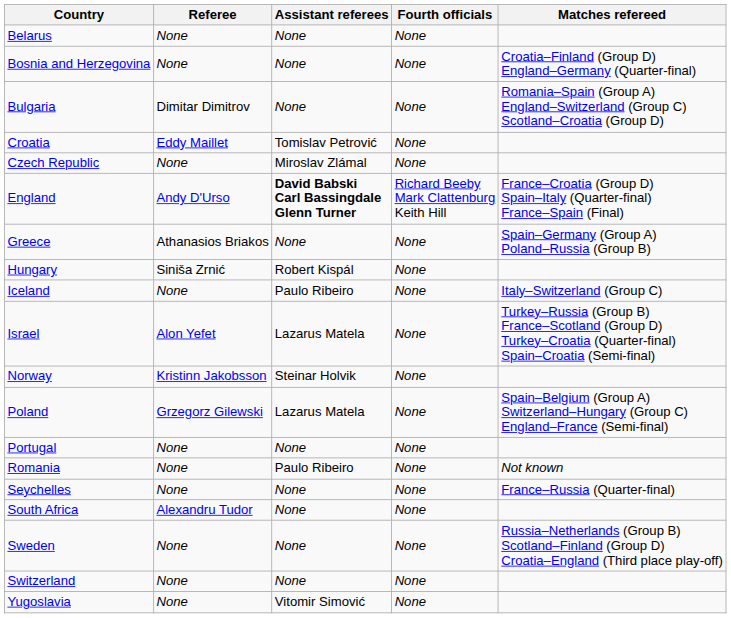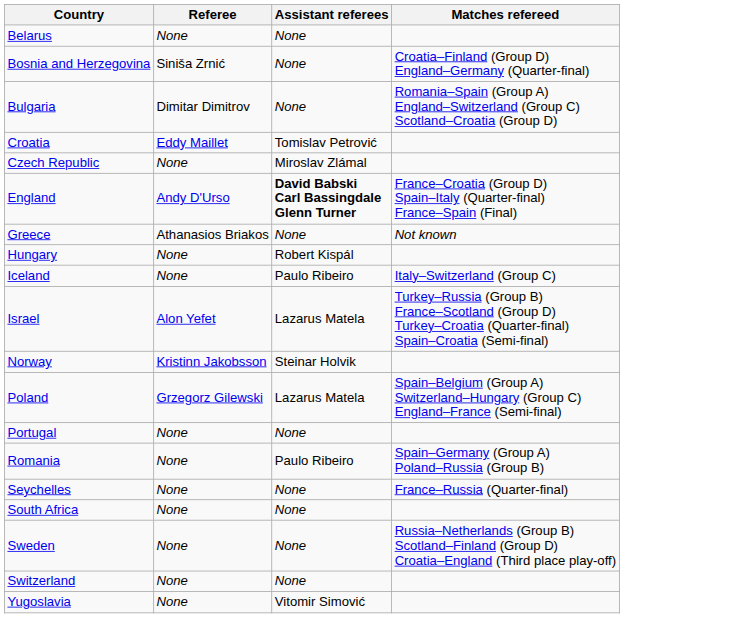- column: (445, 14)
(172, 63) None -> (191, 63) Siniša Zrnić
(579, 241) Spain–Germany (Group A) Poland–Russia (Group B) -> (426, 234) Not known
(191, 269) Siniša Zrnić -> (172, 255) None
(532, 468) Not known -> (472, 461) Spain–Germany (Group A) Poland–Russia (Group B)
(205, 510) Alexandru Tudor -> (172, 510) None
